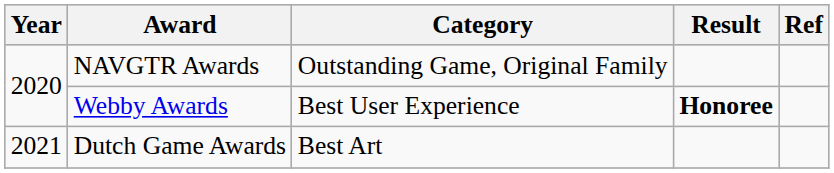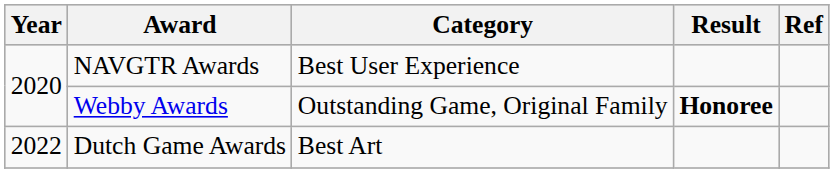(483, 65) Outstanding Game, Original Family -> (409, 65) Best User Experience
(409, 106) Best User Experience -> (483, 106) Outstanding Game, Original Family
(36, 146) 2021 -> (36, 146) 2022
